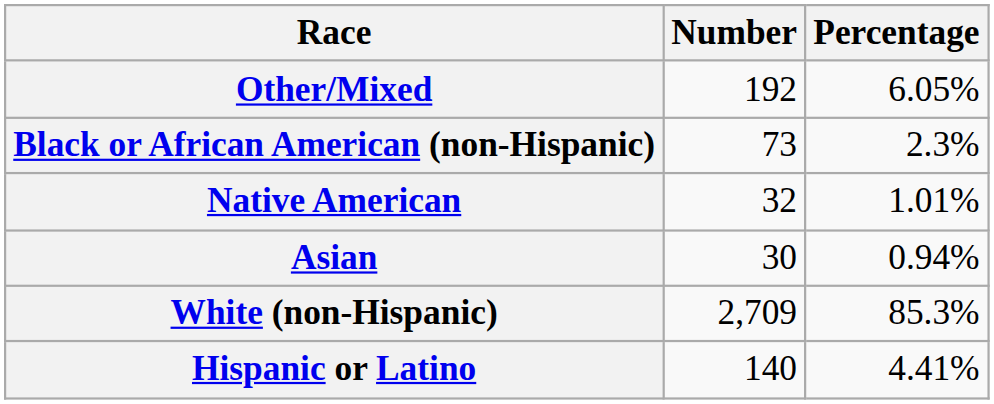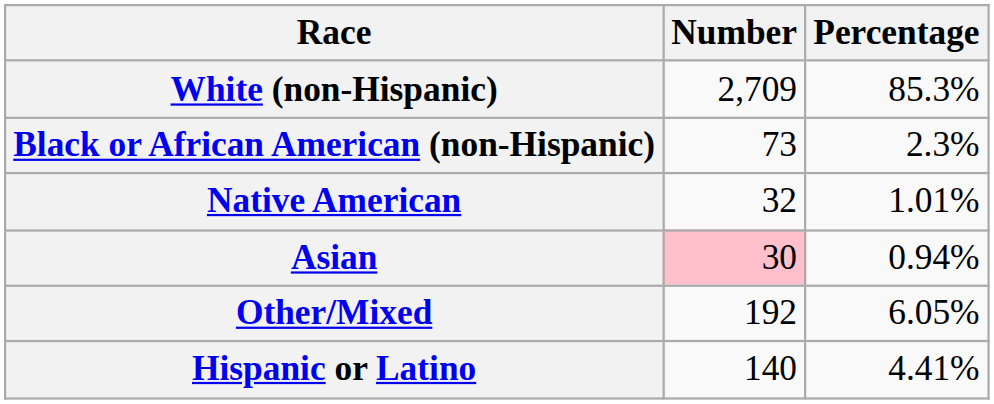rows swapped: (334, 312) <-> (334, 88)
(779, 256) no background -> (779, 256) pink background
